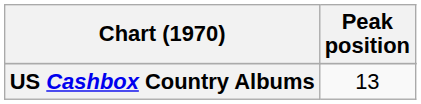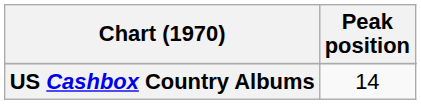(367, 81) 13 -> (367, 81) 14
